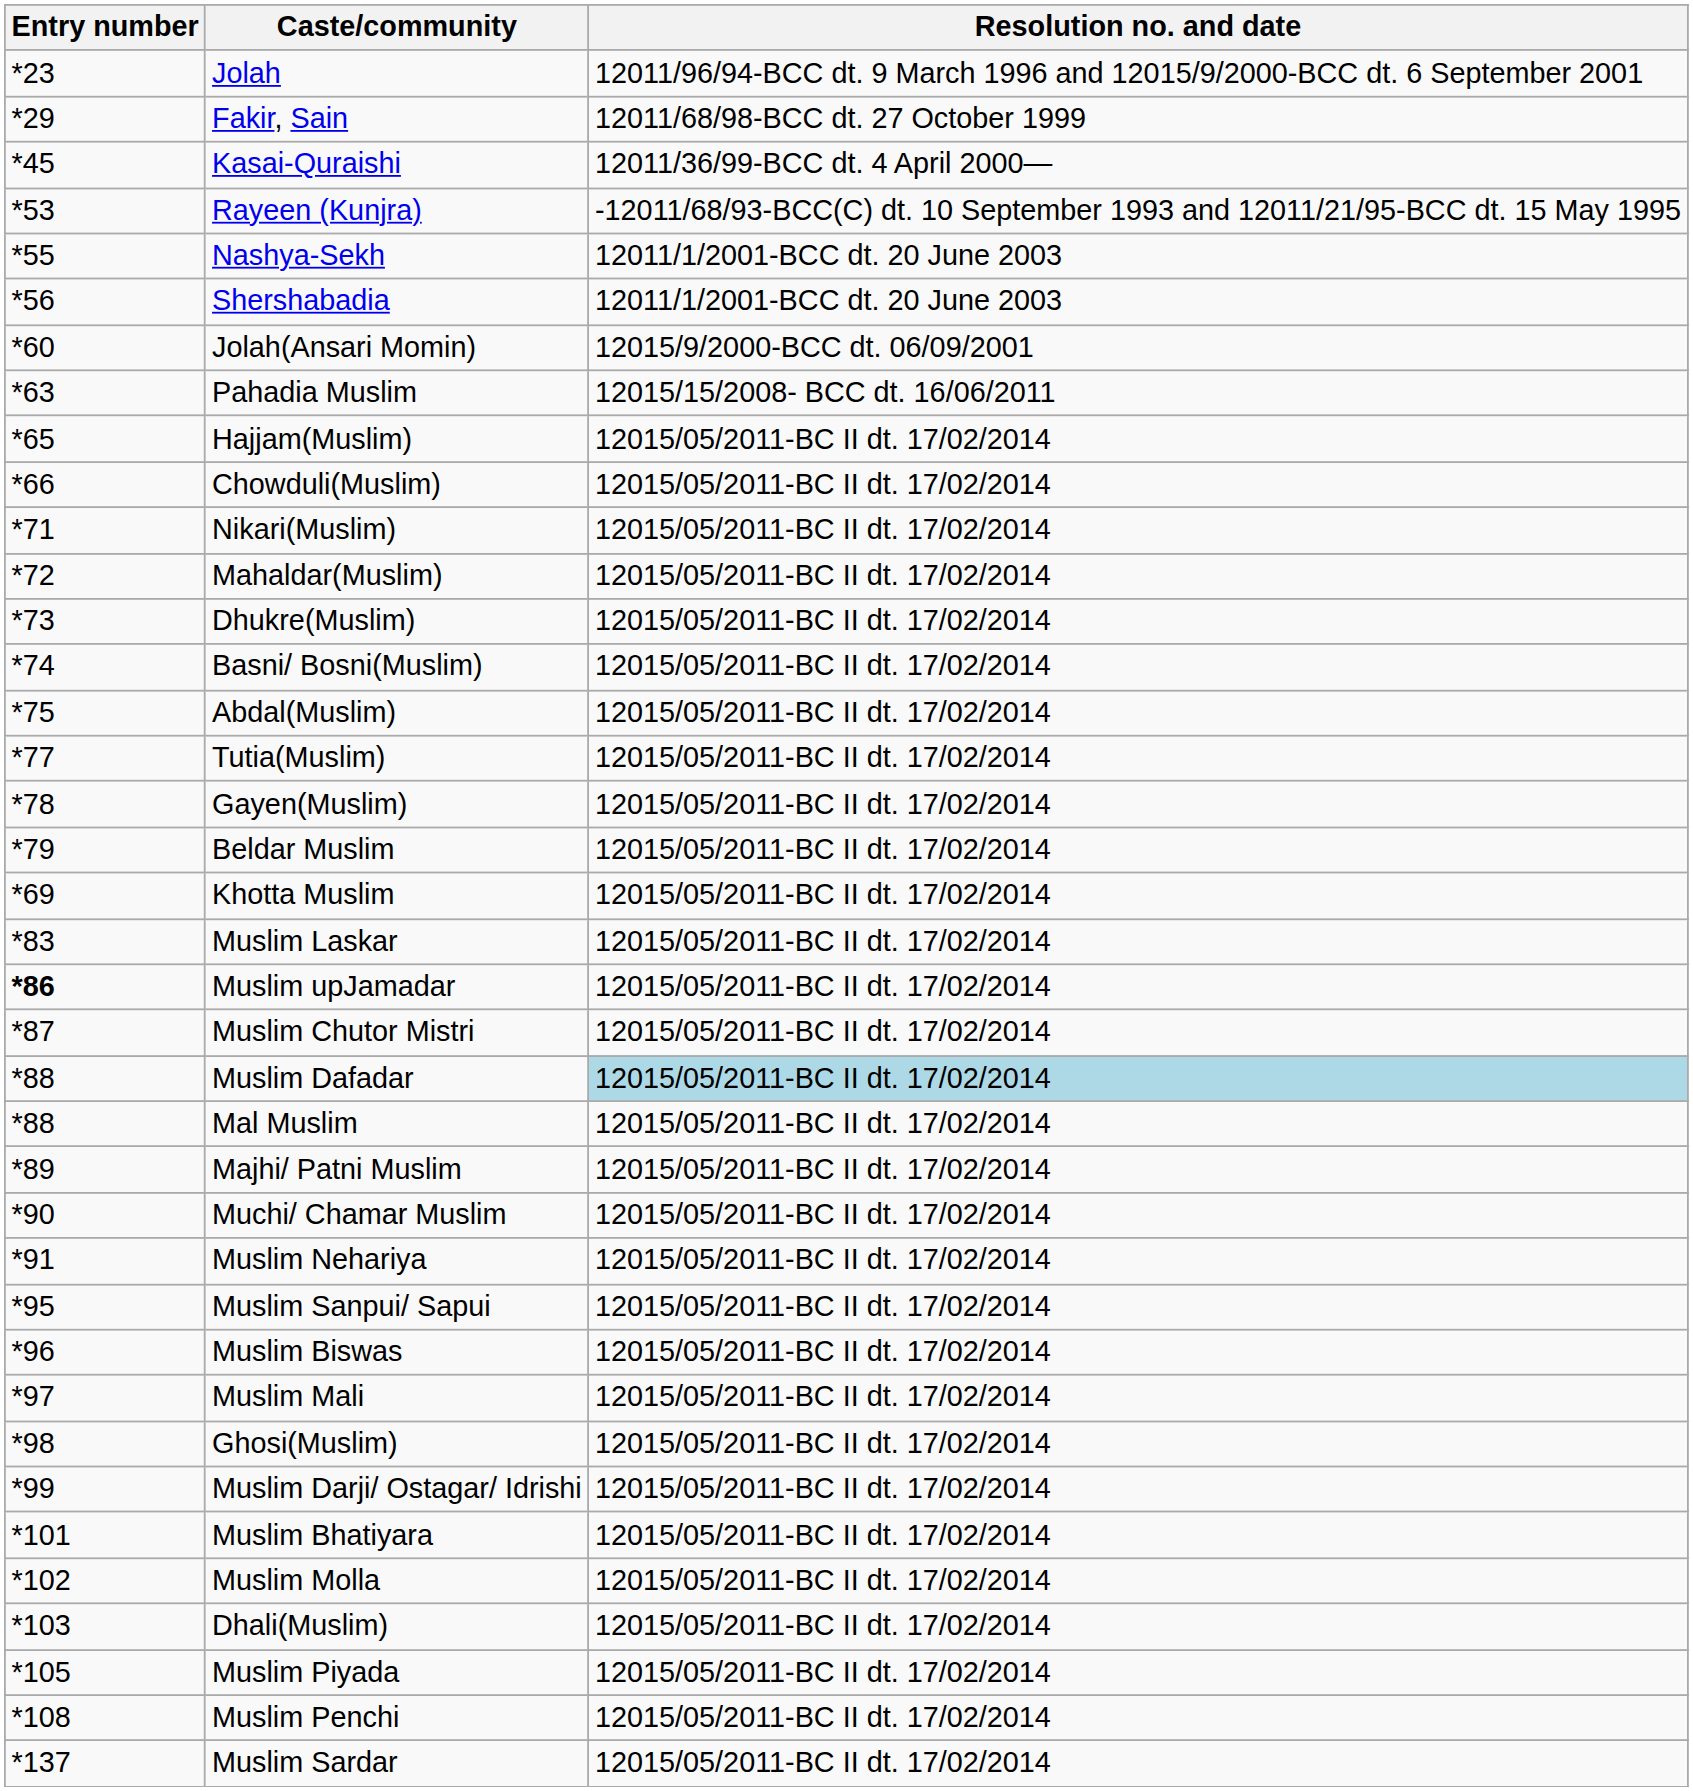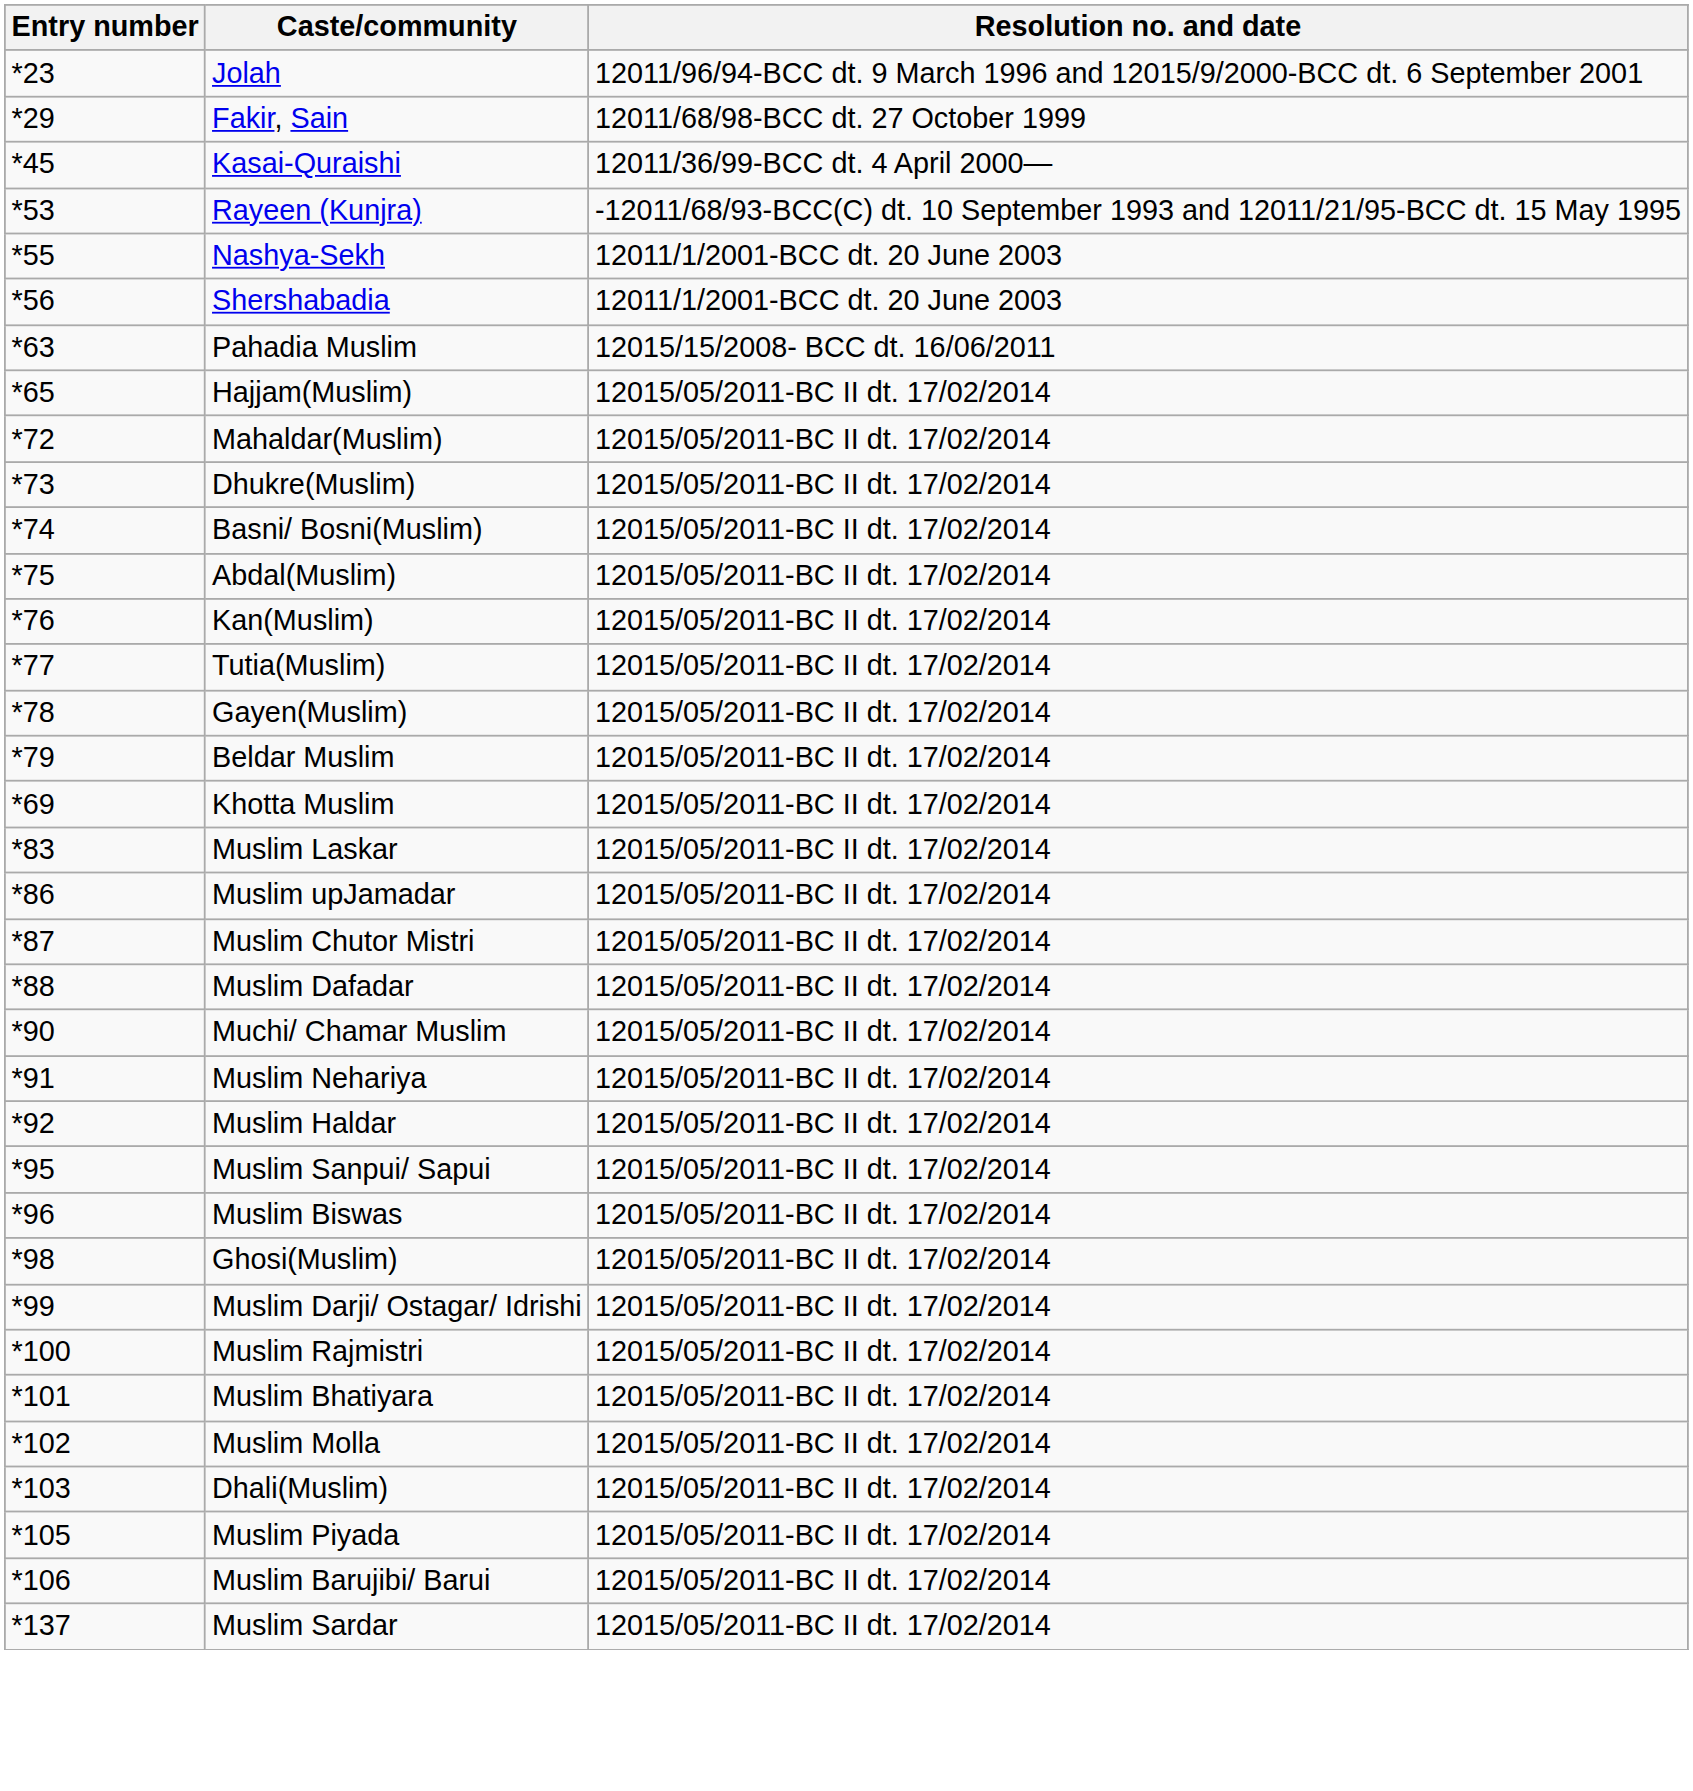- row: (344, 347)
- row: (326, 484)
- row: (304, 529)
+ row: (293, 621)
(33, 986) bold -> (33, 895) normal
(823, 1077) lightblue background -> (823, 986) no background
- row: (285, 1123)
- row: (337, 1169)
+ row: (304, 1123)
- row: (288, 1397)
+ row: (318, 1351)
+ row: (351, 1580)
- row: (306, 1717)
